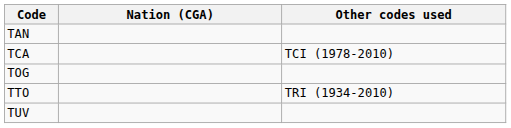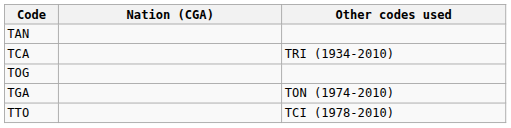(339, 54) TCI (1978-2010) -> (339, 54) TRI (1934-2010)
+ row: (18, 93)
(339, 93) TRI (1934-2010) -> (339, 113) TCI (1978-2010)
- row: (18, 113)
